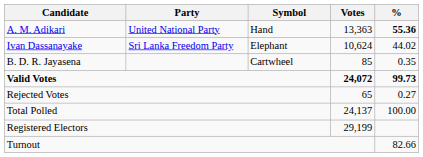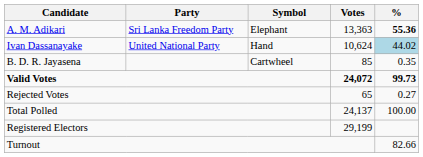(174, 29) United National Party -> (181, 29) Sri Lanka Freedom Party
(262, 29) Hand -> (269, 29) Elephant
(181, 45) Sri Lanka Freedom Party -> (174, 45) United National Party
(269, 45) Elephant -> (262, 45) Hand
(404, 45) no background -> (404, 45) lightblue background
